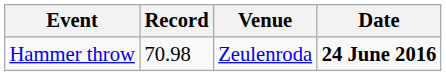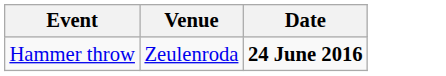- column: (177, 20)
